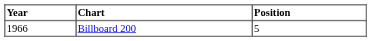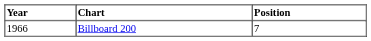(257, 28) 5 -> (257, 28) 7
